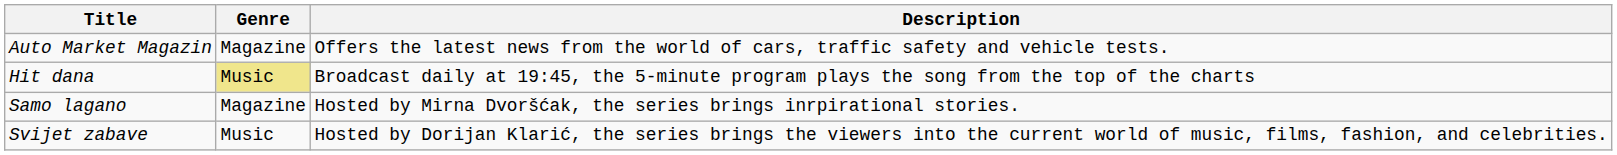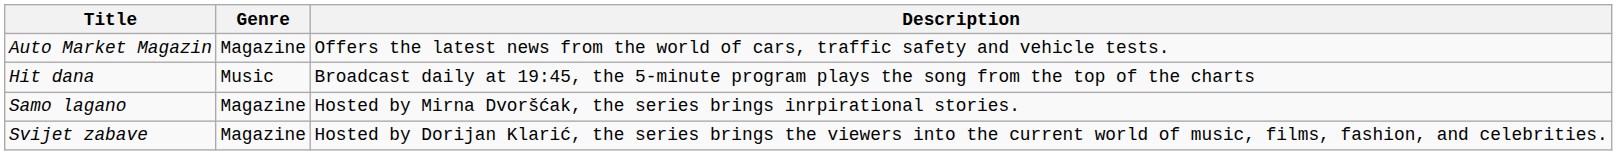(247, 77) khaki background -> (247, 77) no background
(247, 135) Music -> (263, 135) Magazine
